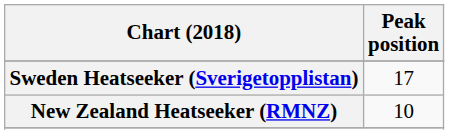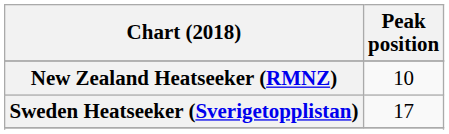rows swapped: (184, 111) <-> (184, 77)
